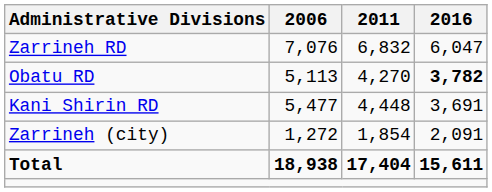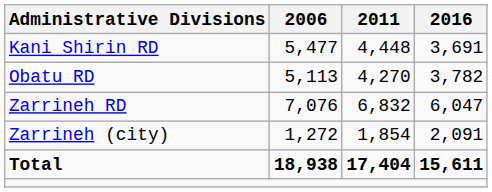rows swapped: (84, 106) <-> (68, 48)
(457, 77) bold -> (457, 77) normal
